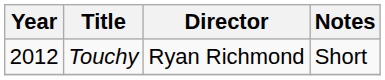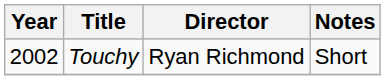(34, 56) 2012 -> (34, 56) 2002
